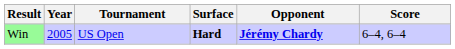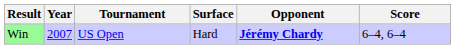(59, 34) 2005 -> (59, 34) 2007
(207, 34) bold -> (205, 34) normal
